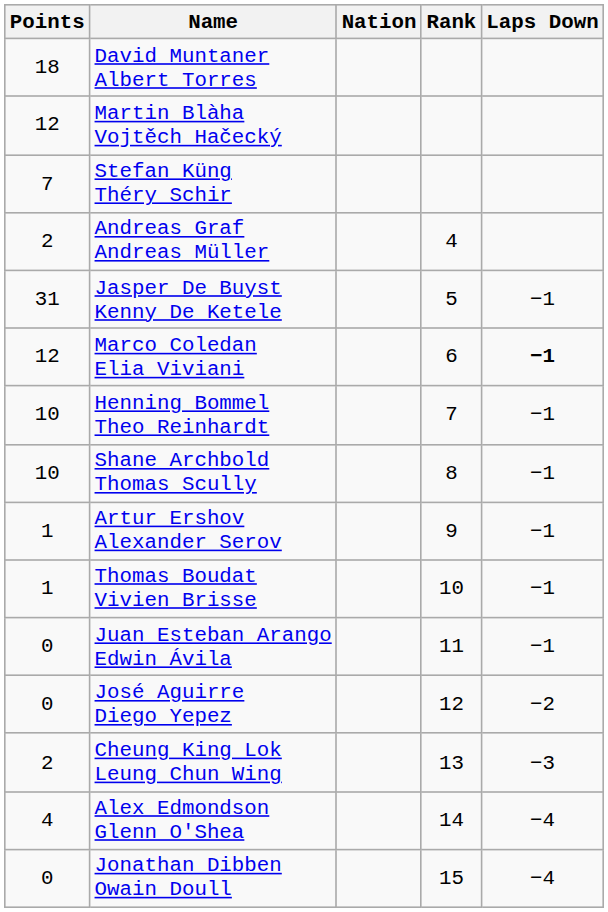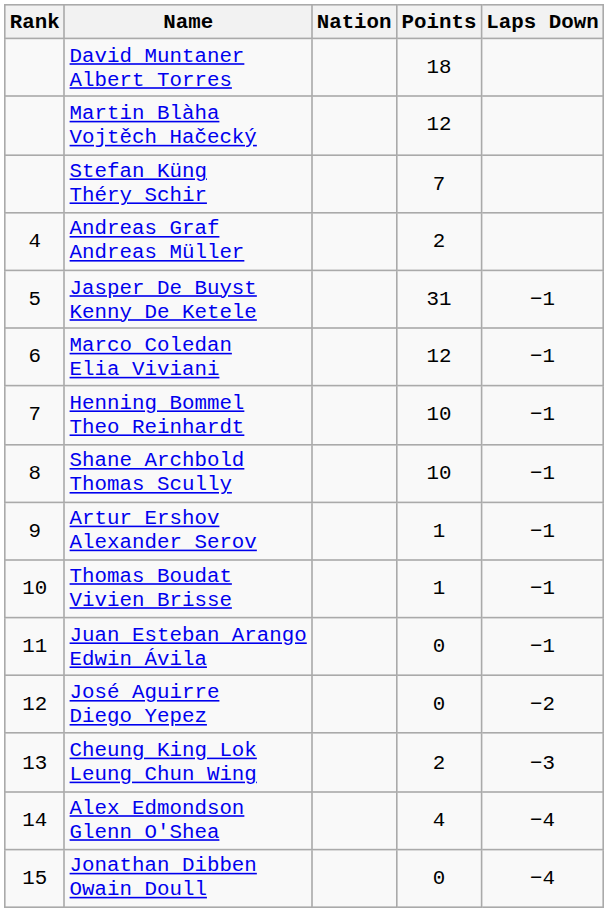columns swapped: (451, 22) <-> (47, 22)
(542, 357) bold -> (542, 357) normal
